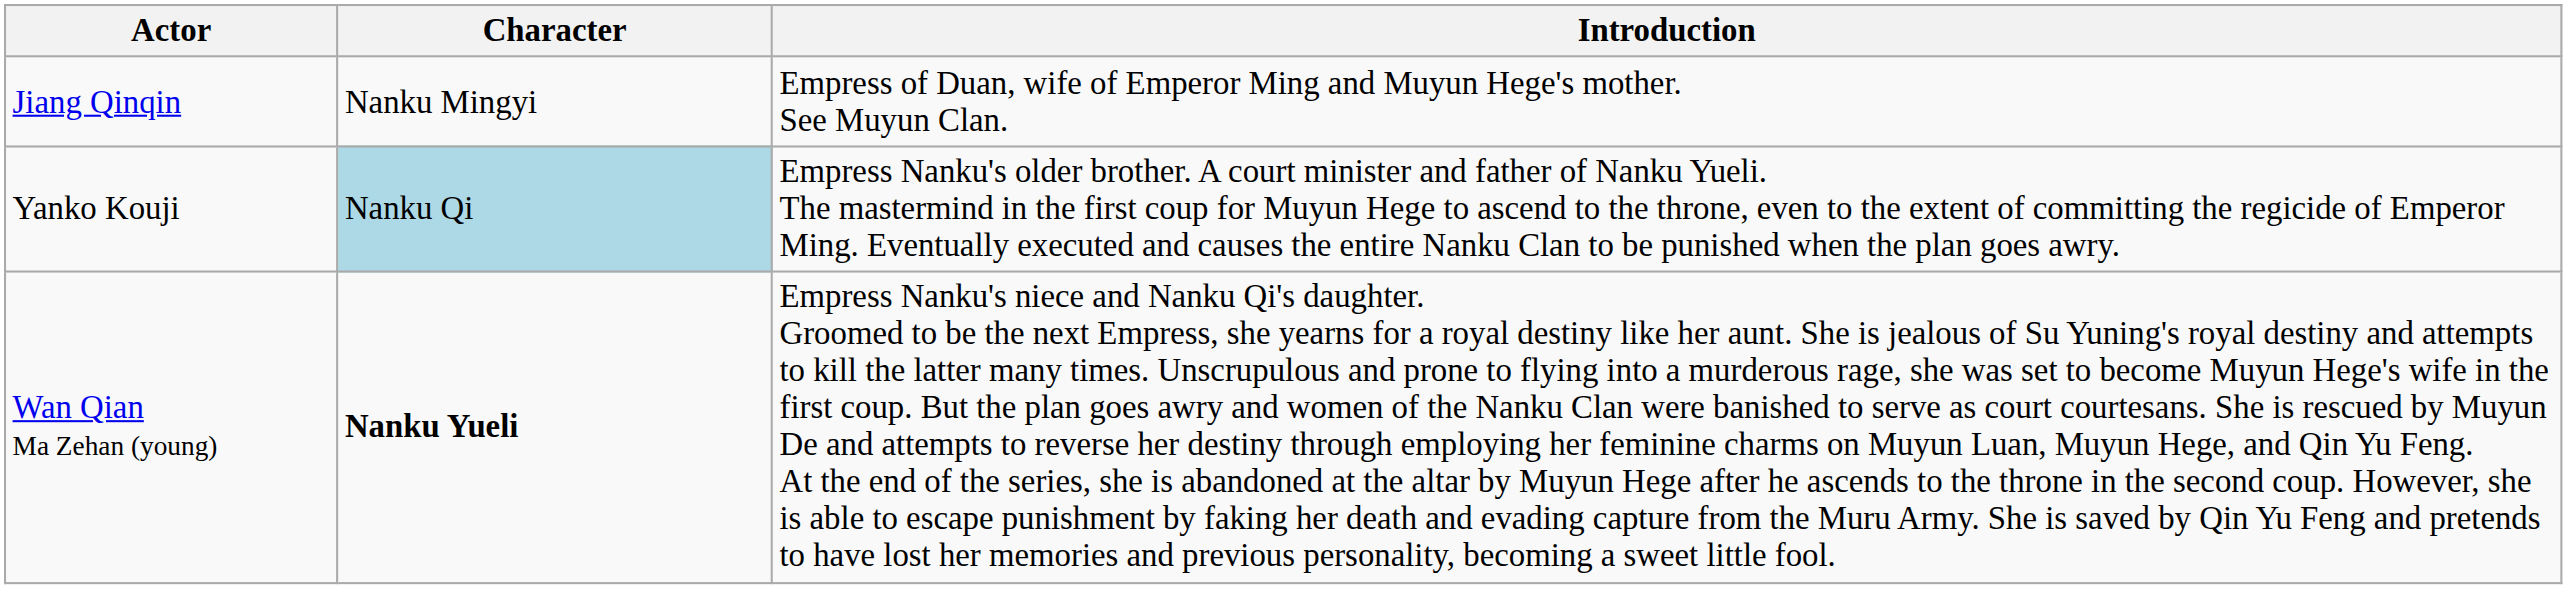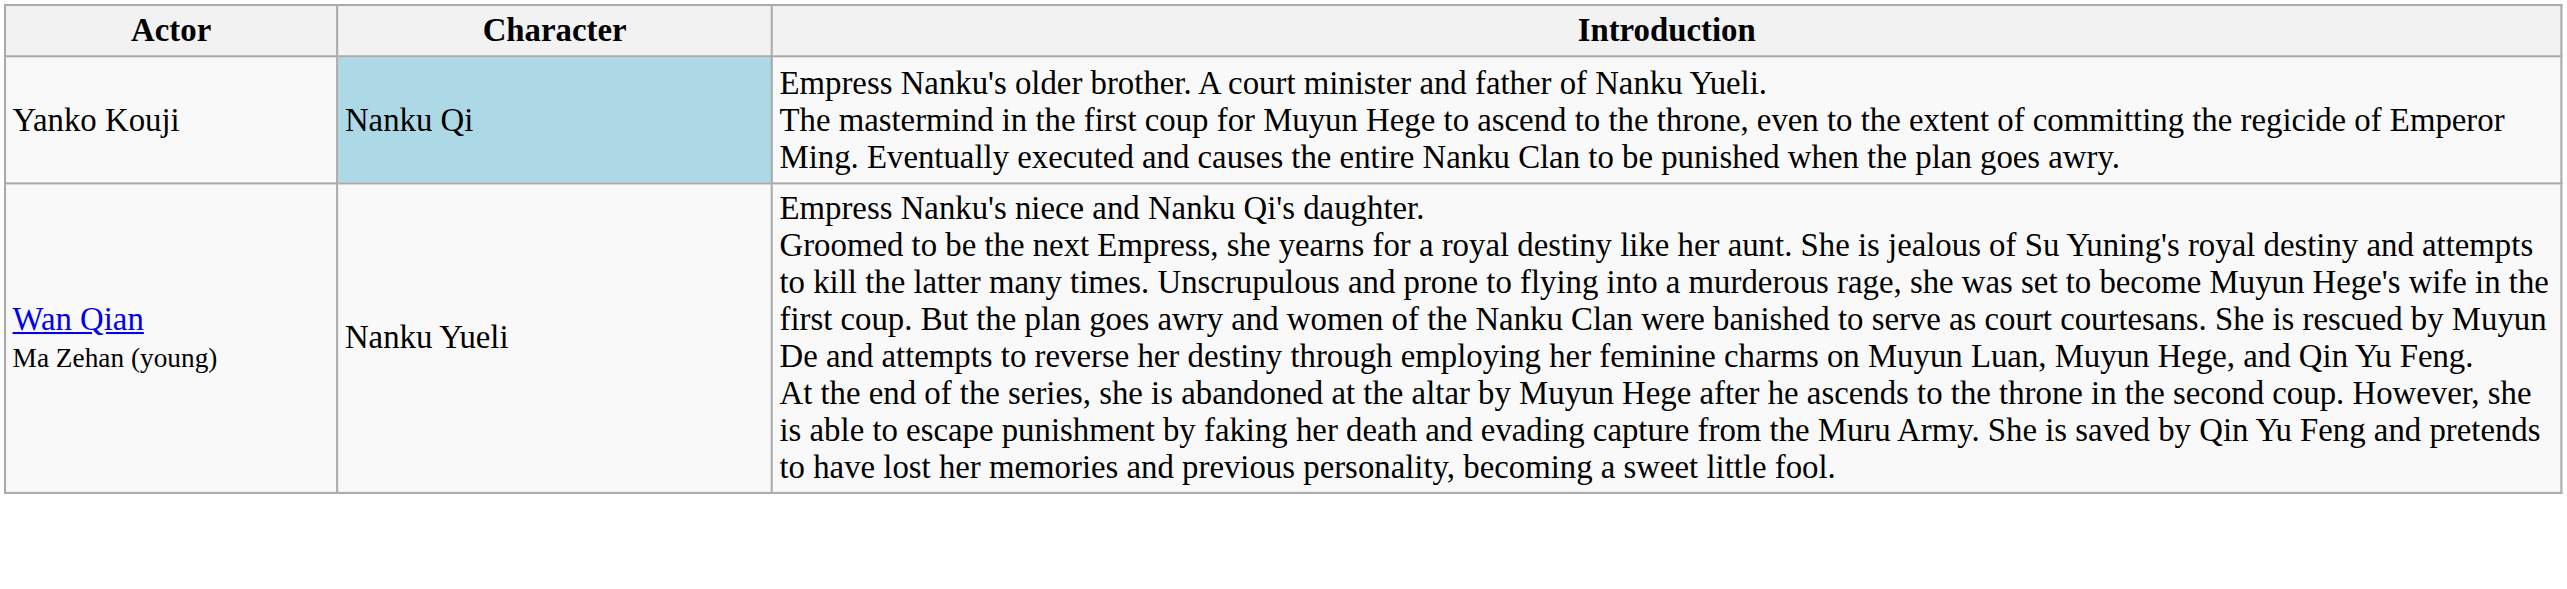- row: (97, 100)
(432, 426) bold -> (427, 337) normal
